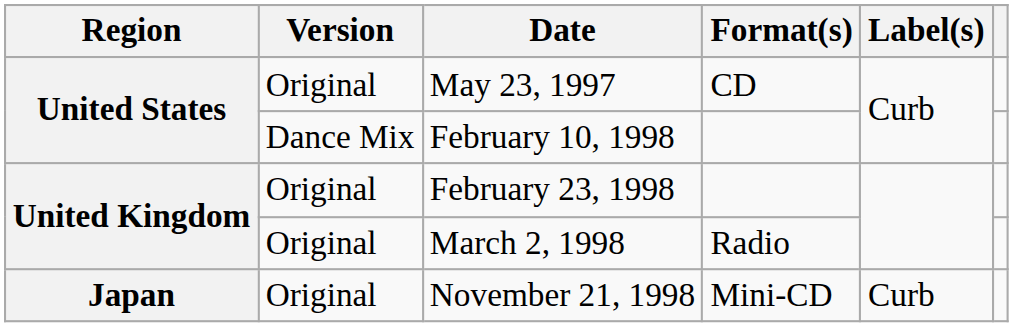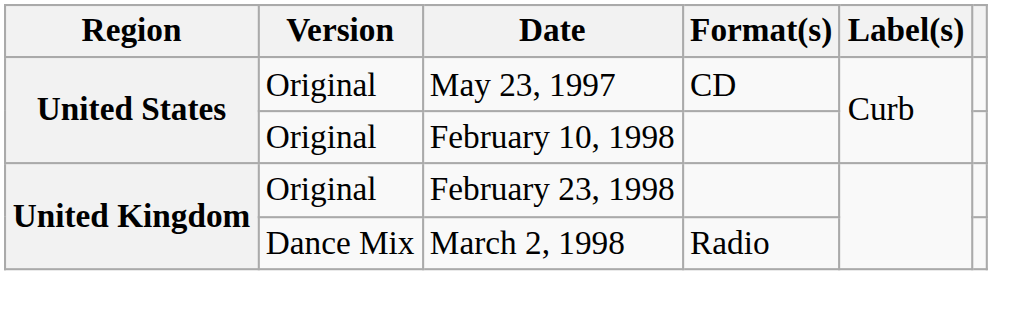(340, 136) Dance Mix -> (321, 136) Original
(321, 242) Original -> (340, 242) Dance Mix
- row: (562, 294)
